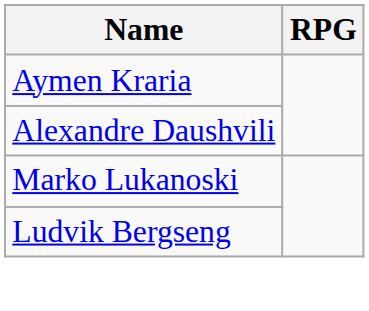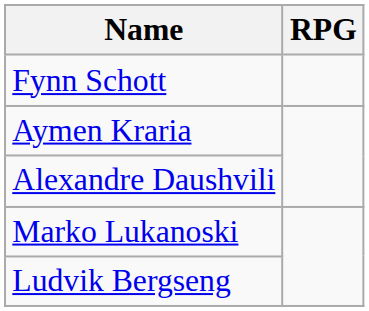+ row: (89, 79)
